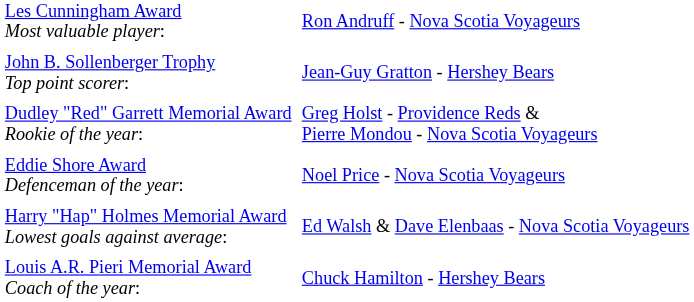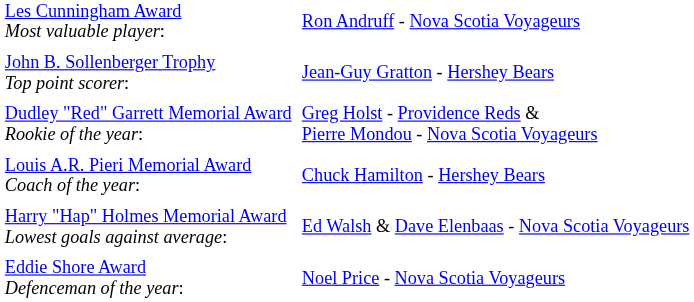rows swapped: (94, 175) <-> (128, 277)
